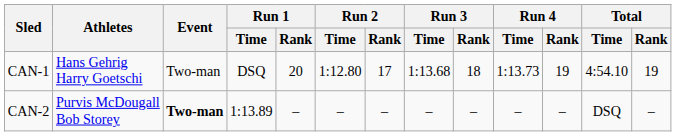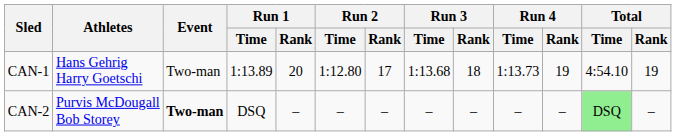(251, 71) DSQ -> (251, 71) 1:13.89
(251, 111) 1:13.89 -> (251, 111) DSQ
(607, 111) no background -> (607, 111) lightgreen background
